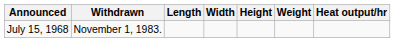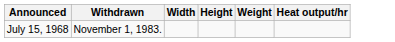- column: (184, 12)
